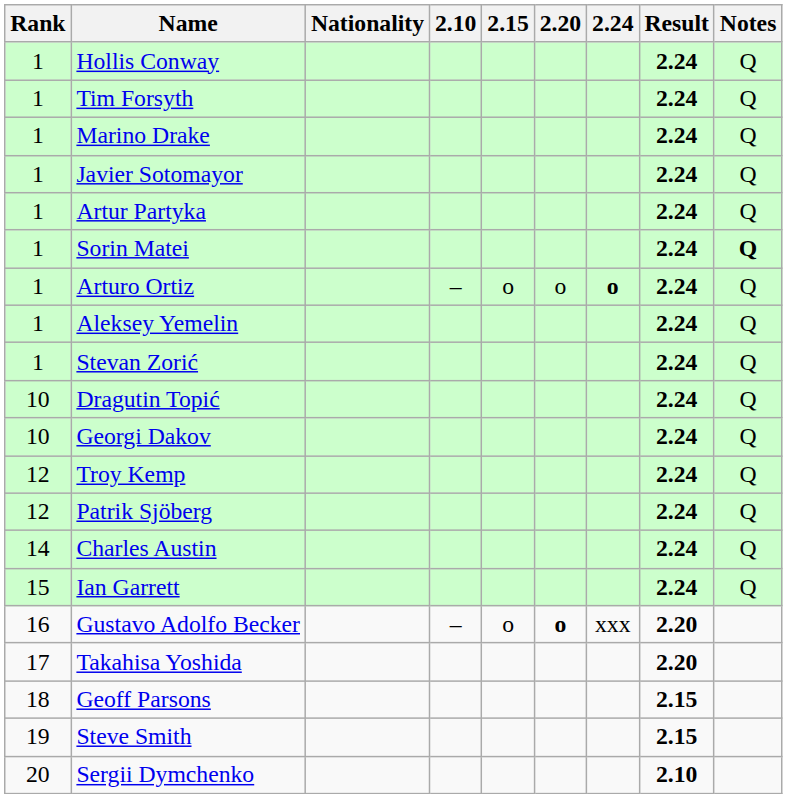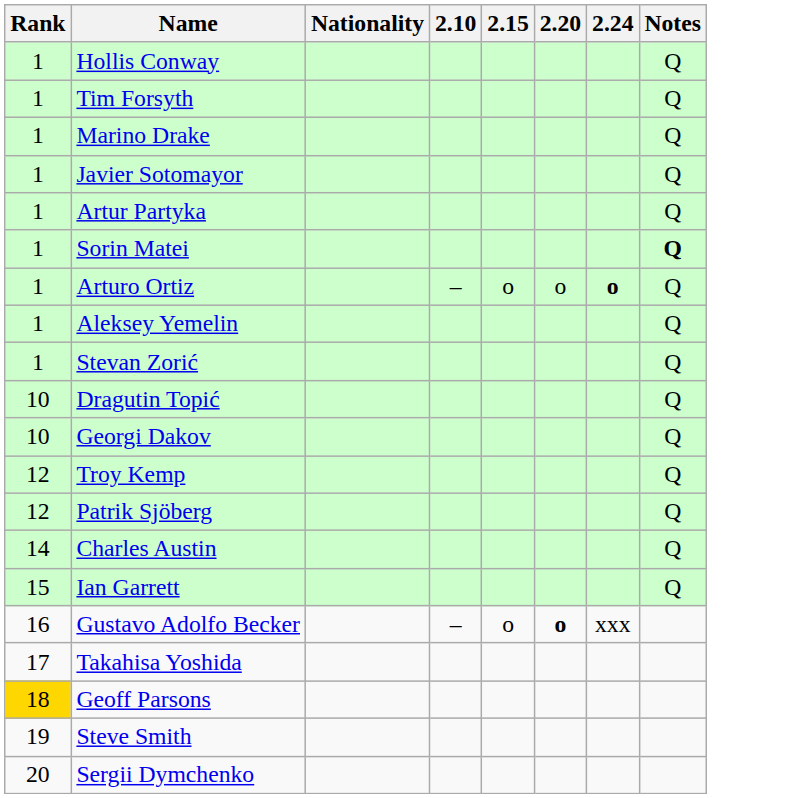- column: (677, 23)
(38, 699) no background -> (38, 699) gold background
